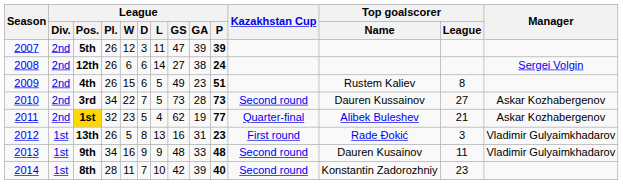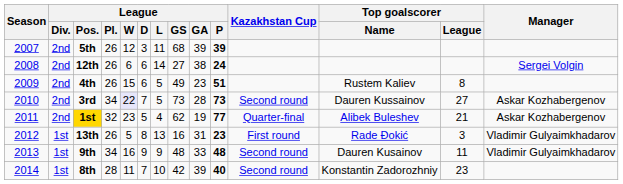(179, 48) 47 -> (179, 48) 68
(129, 100) no background -> (129, 100) lavender background
